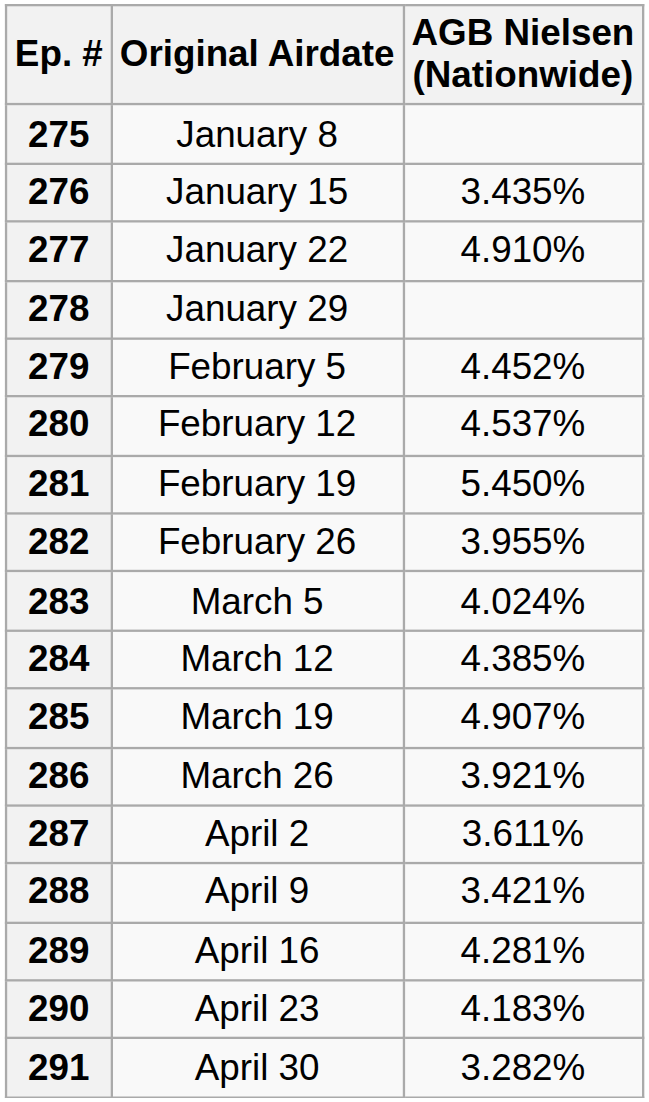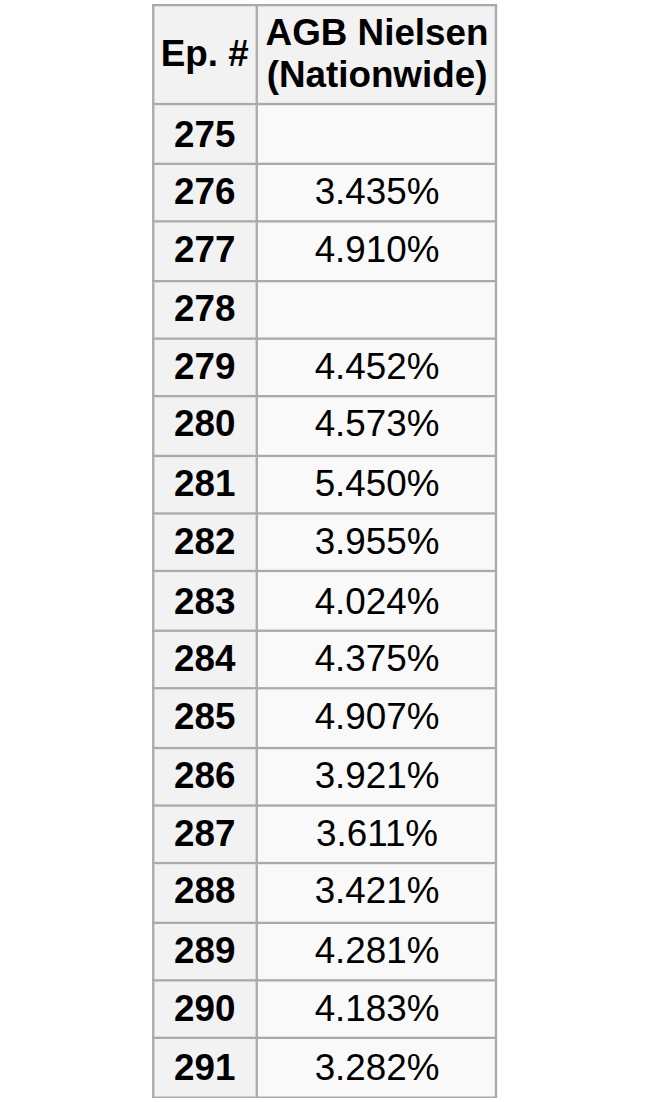- column: (257, 54)
(523, 425) 4.537% -> (377, 425) 4.573%
(523, 658) 4.385% -> (377, 658) 4.375%
